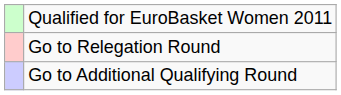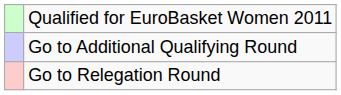rows swapped: (163, 75) <-> (124, 47)
